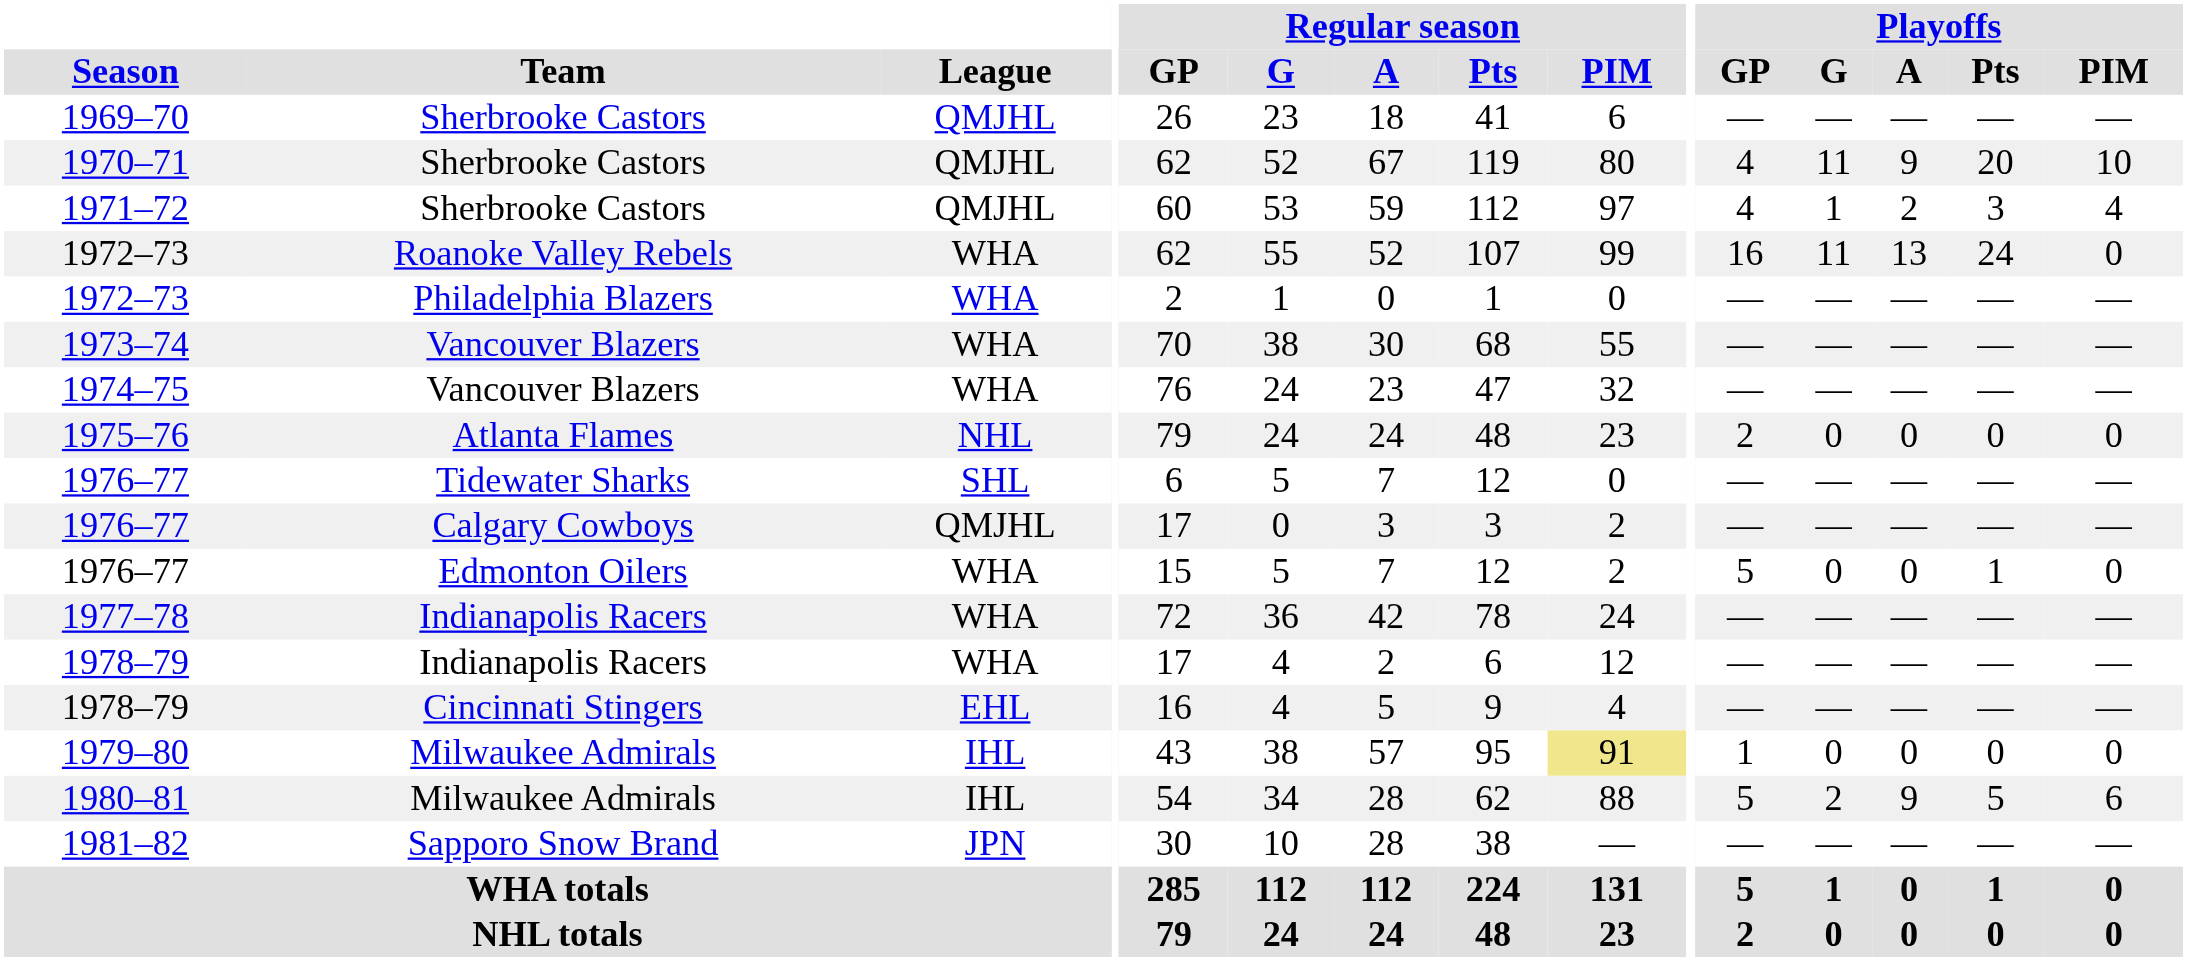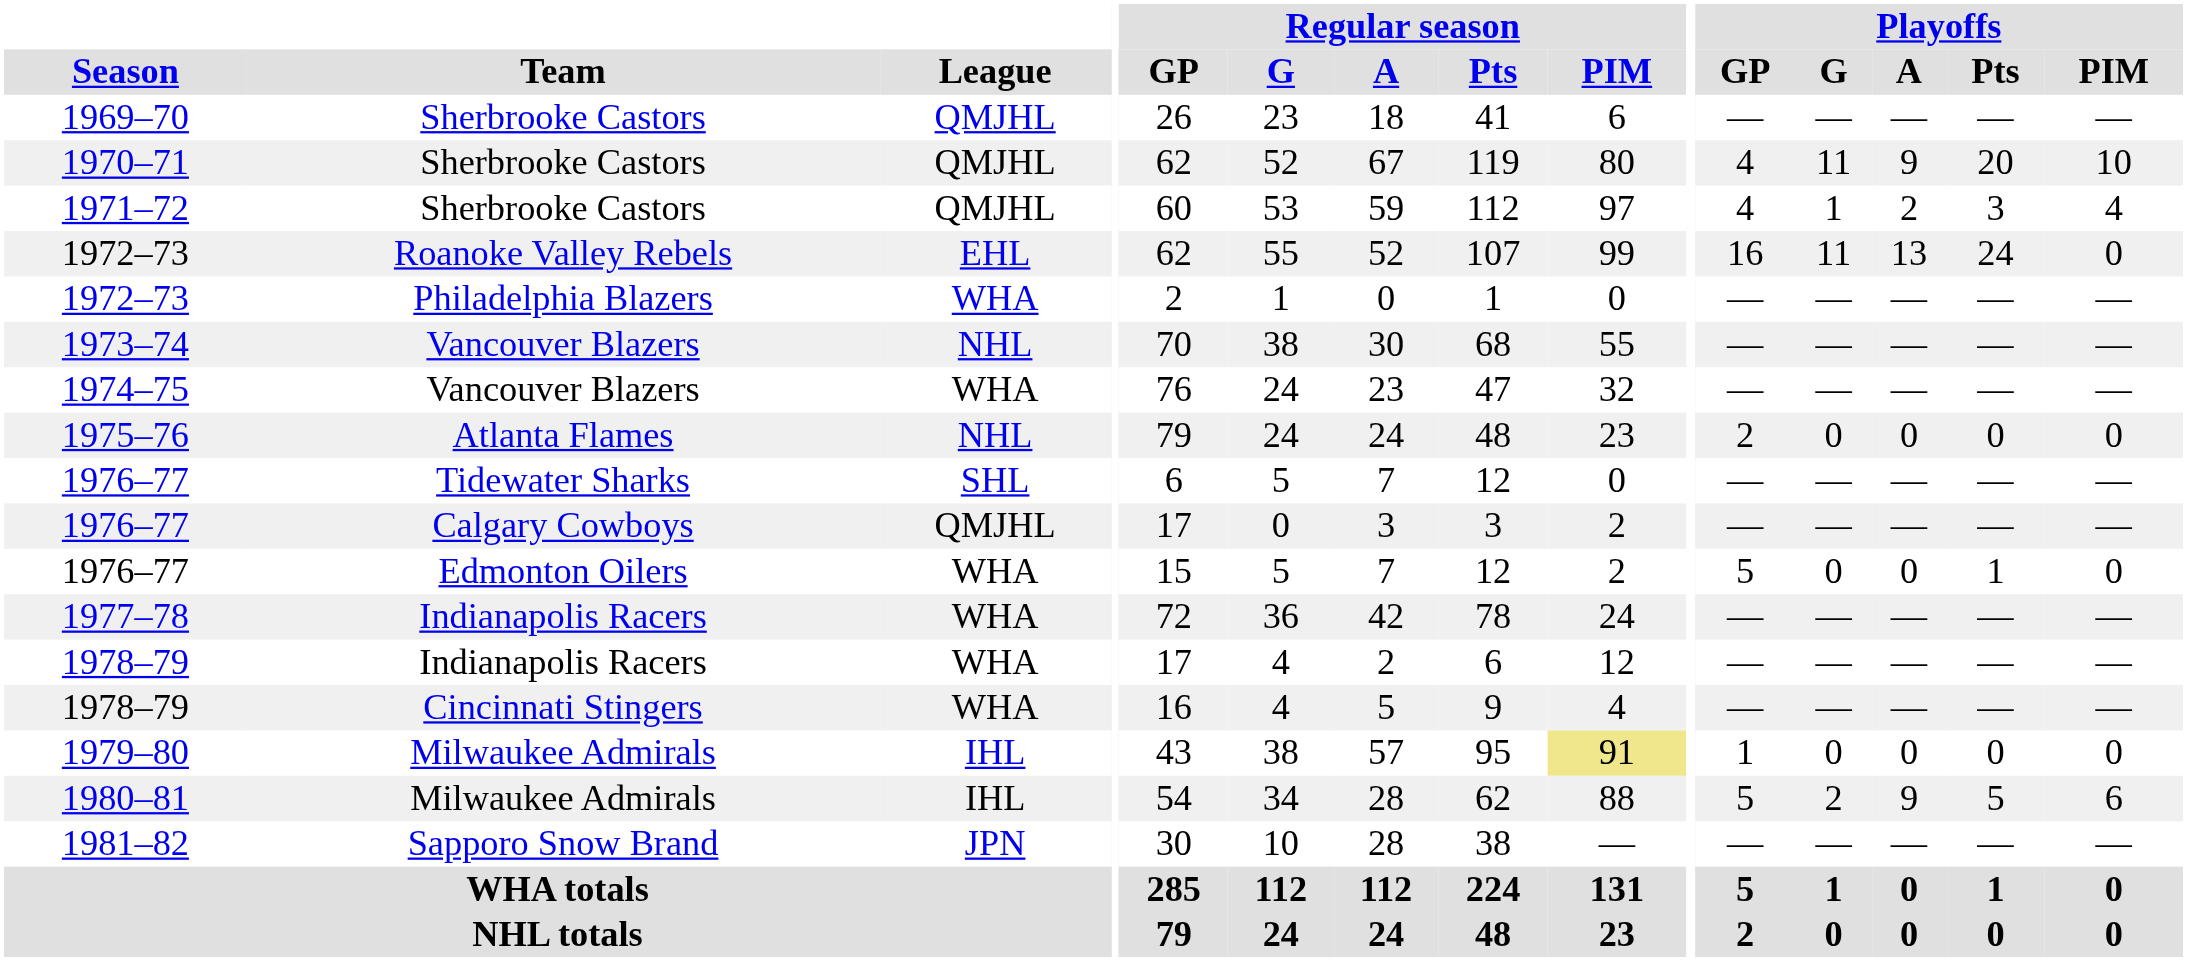(995, 253) WHA -> (995, 253) EHL
(995, 343) WHA -> (995, 343) NHL
(995, 707) EHL -> (995, 707) WHA
